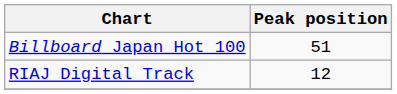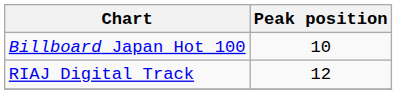(321, 47) 51 -> (321, 47) 10
